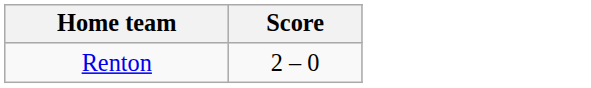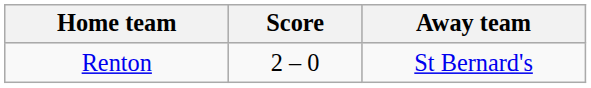+ column: (474, 23)
